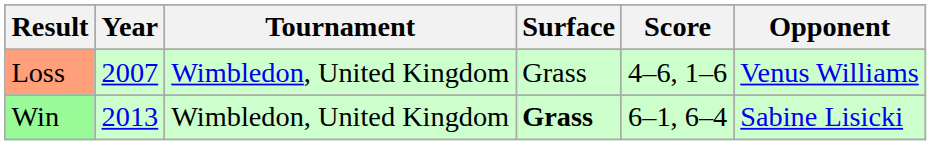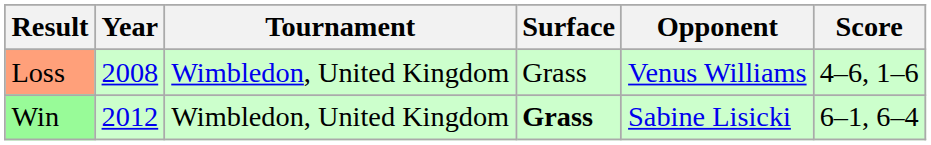columns swapped: (830, 26) <-> (678, 26)
(130, 71) 2007 -> (130, 71) 2008
(130, 116) 2013 -> (130, 116) 2012
